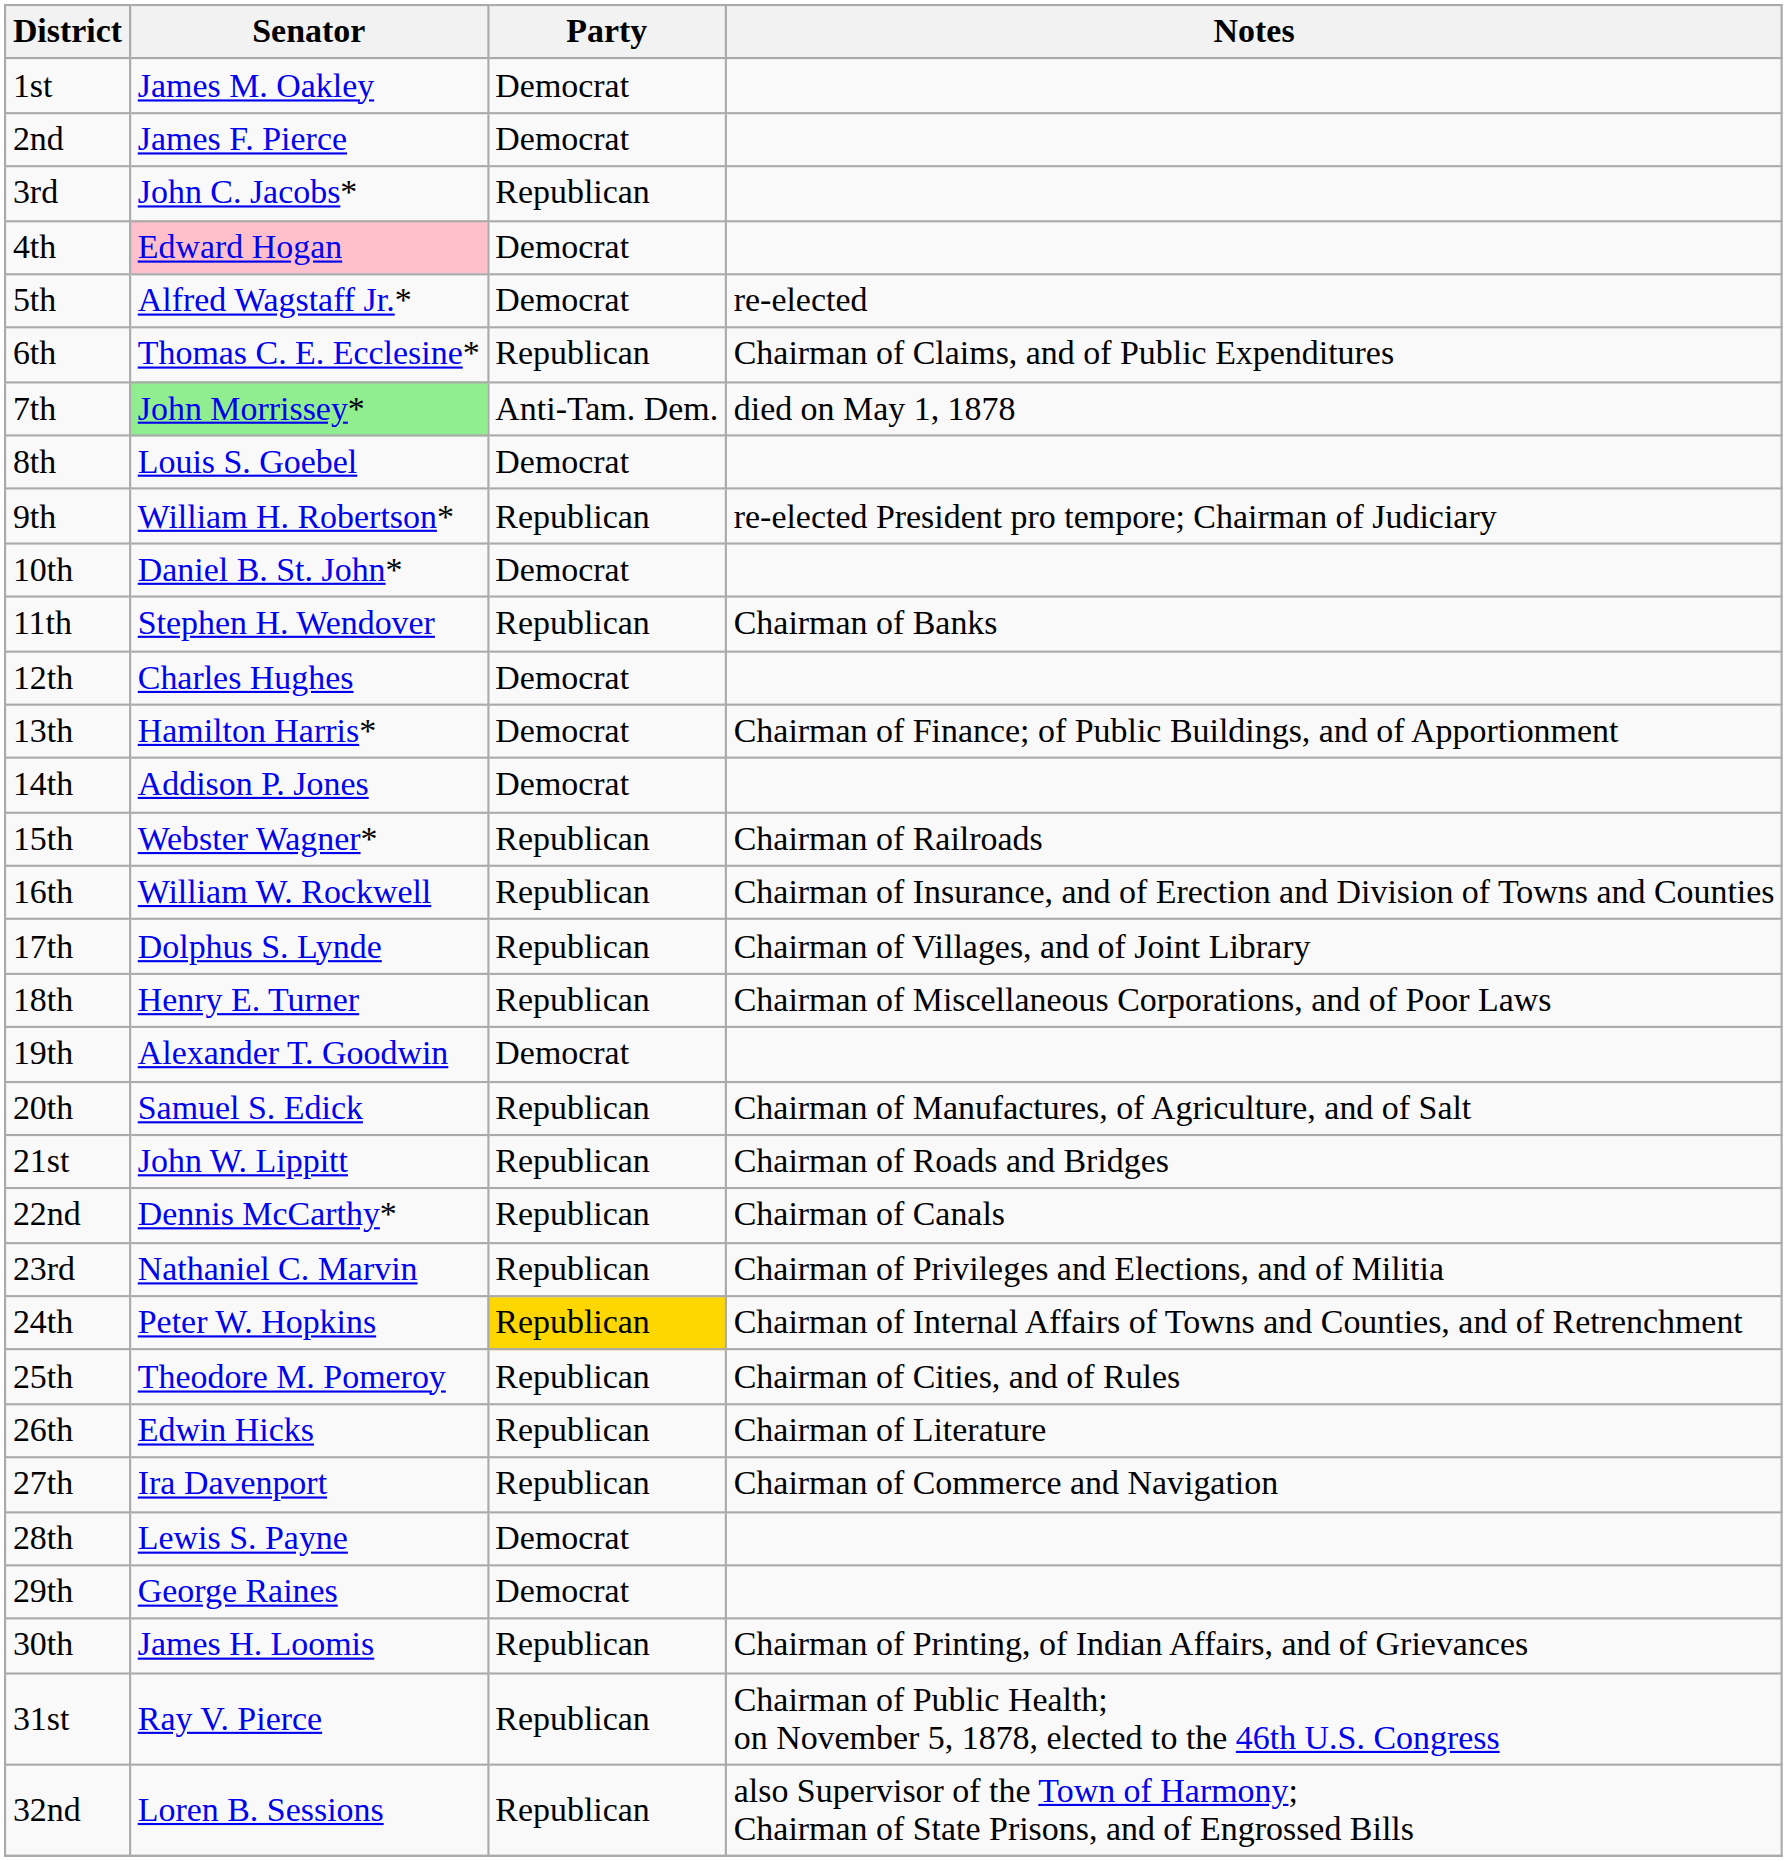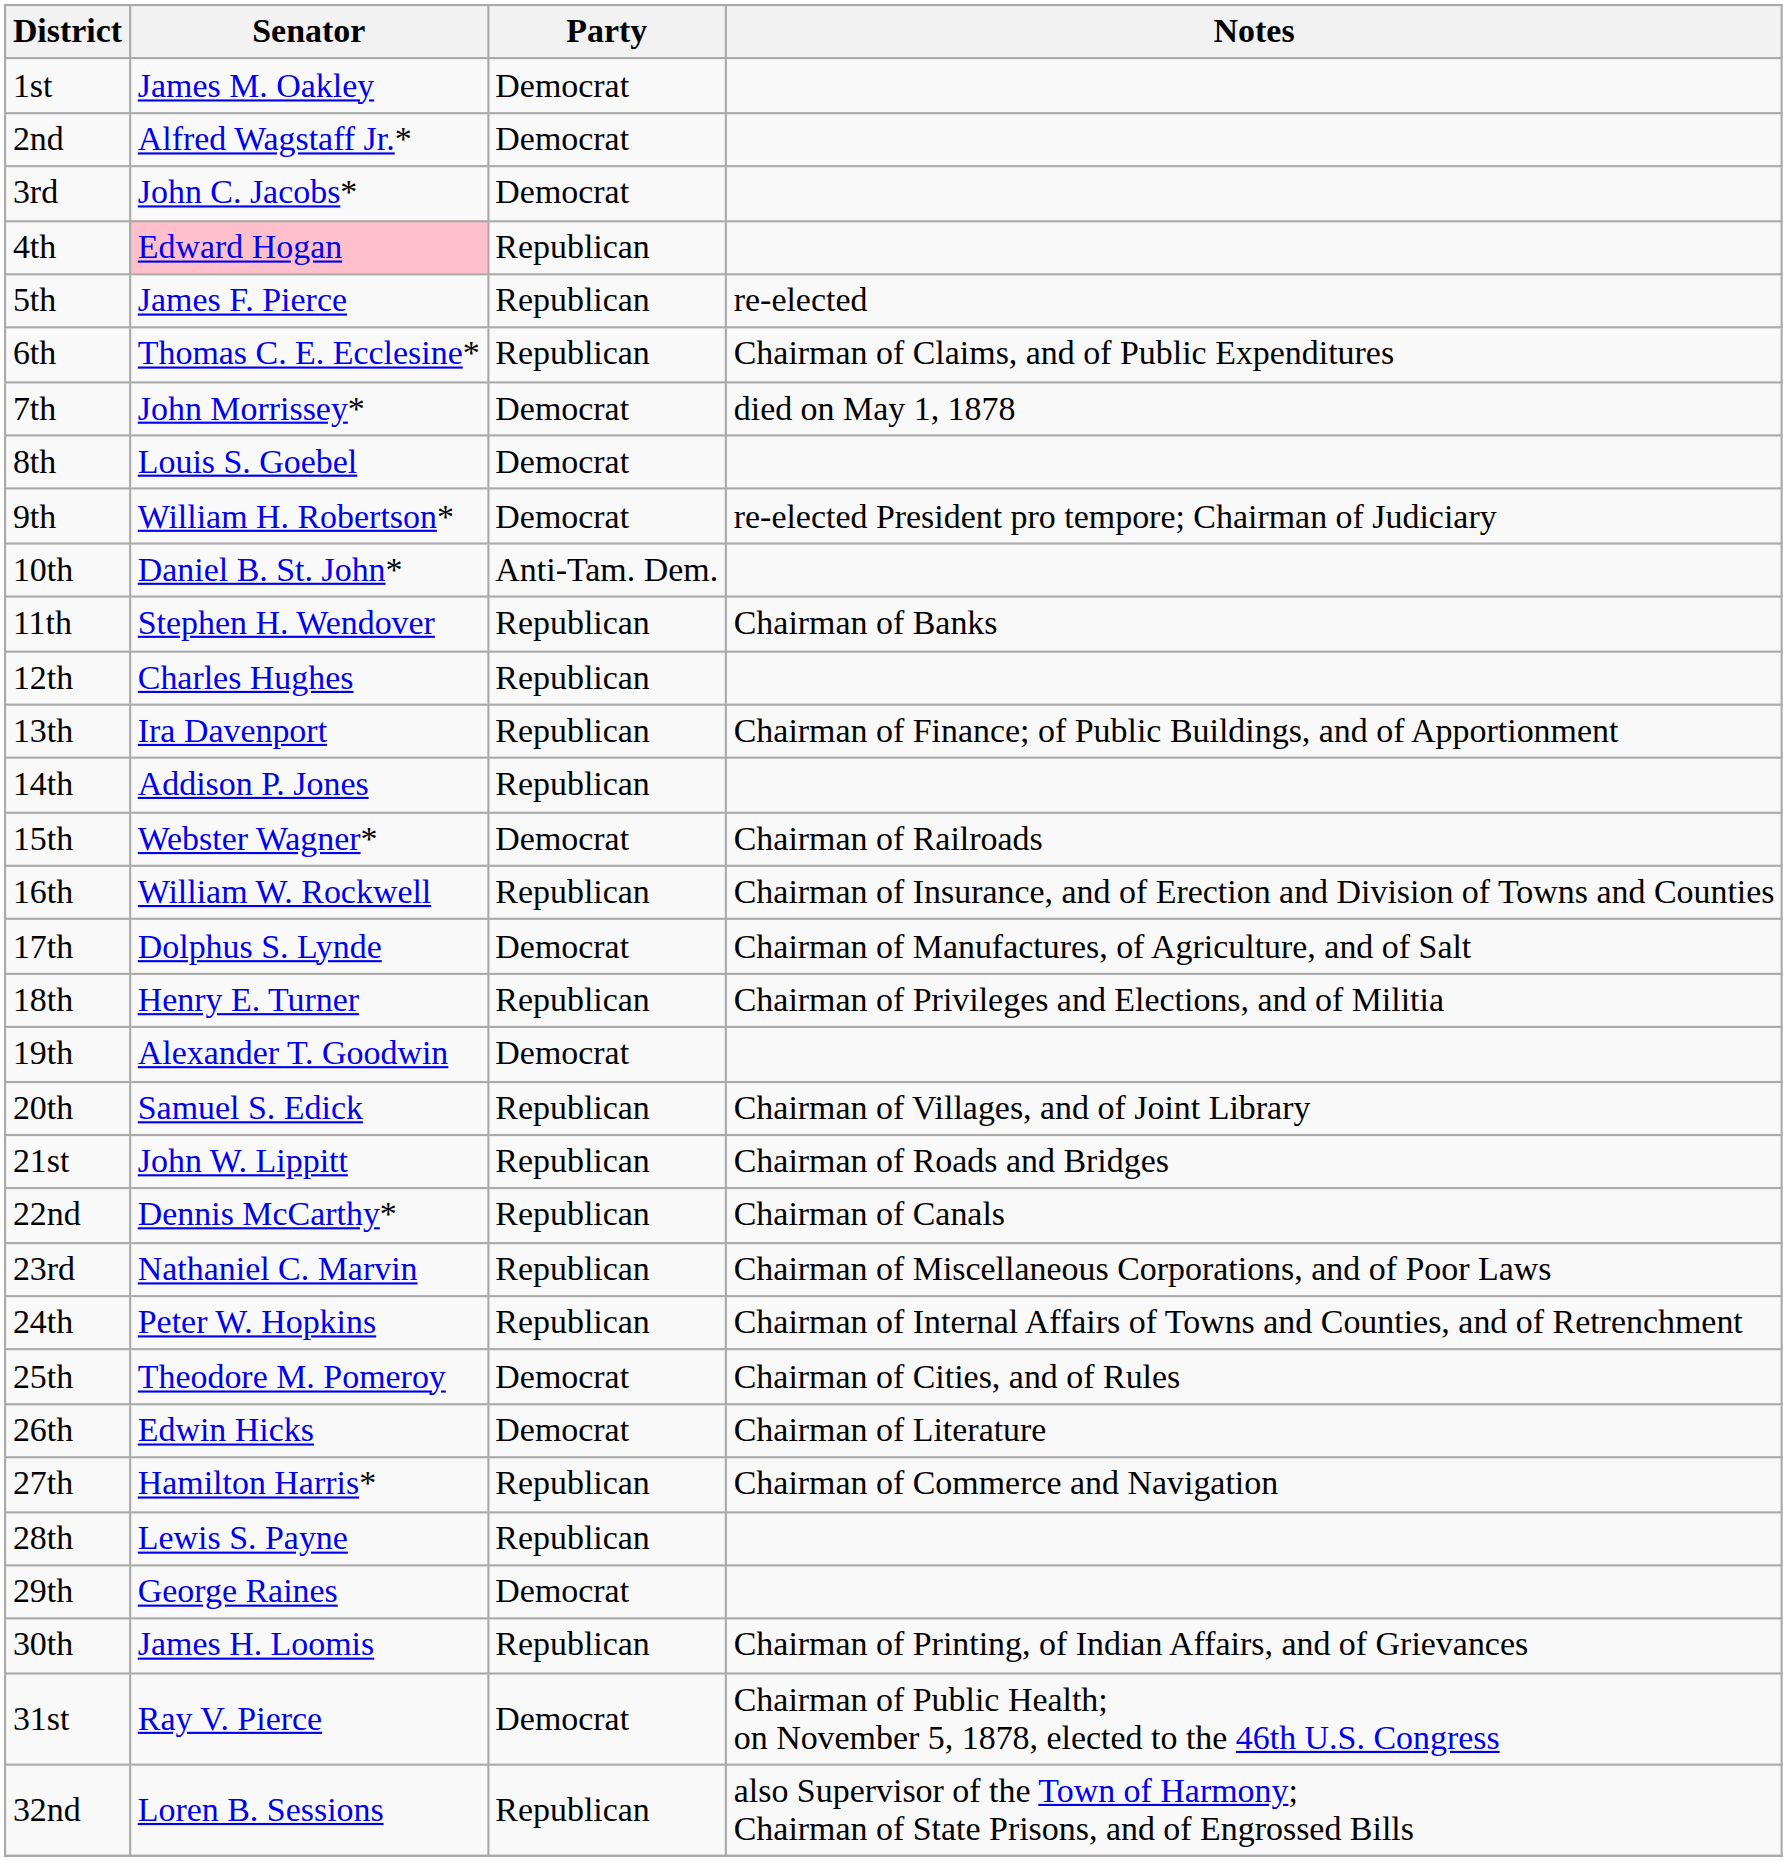(242, 138) James F. Pierce -> (275, 138) Alfred Wagstaff Jr.*
(573, 192) Republican -> (562, 192) Democrat
(562, 246) Democrat -> (573, 246) Republican
(275, 300) Alfred Wagstaff Jr.* -> (242, 300) James F. Pierce
(562, 300) Democrat -> (573, 300) Republican
(251, 407) lightgreen background -> (251, 407) no background
(607, 407) Anti-Tam. Dem. -> (562, 407) Democrat
(573, 515) Republican -> (562, 515) Democrat
(562, 569) Democrat -> (607, 569) Anti-Tam. Dem.
(562, 676) Democrat -> (573, 676) Republican
(257, 730) Hamilton Harris* -> (232, 730) Ira Davenport
(562, 730) Democrat -> (573, 730) Republican
(562, 784) Democrat -> (573, 784) Republican
(573, 838) Republican -> (562, 838) Democrat
(573, 945) Republican -> (562, 945) Democrat
(1022, 945) Chairman of Villages, and of Joint Library -> (1103, 945) Chairman of Manufactures, of Agriculture, and of Salt
(1143, 999) Chairman of Miscellaneous Corporations, and of Poor Laws -> (1089, 999) Chairman of Privileges and Elections, and of Militia
(1103, 1107) Chairman of Manufactures, of Agriculture, and of Salt -> (1022, 1107) Chairman of Villages, and of Joint Library
(1089, 1268) Chairman of Privileges and Elections, and of Militia -> (1143, 1268) Chairman of Miscellaneous Corporations, and of Poor Laws
(573, 1322) gold background -> (573, 1322) no background
(573, 1376) Republican -> (562, 1376) Democrat
(573, 1430) Republican -> (562, 1430) Democrat
(232, 1483) Ira Davenport -> (257, 1483) Hamilton Harris*
(562, 1537) Democrat -> (573, 1537) Republican
(573, 1718) Republican -> (562, 1718) Democrat
